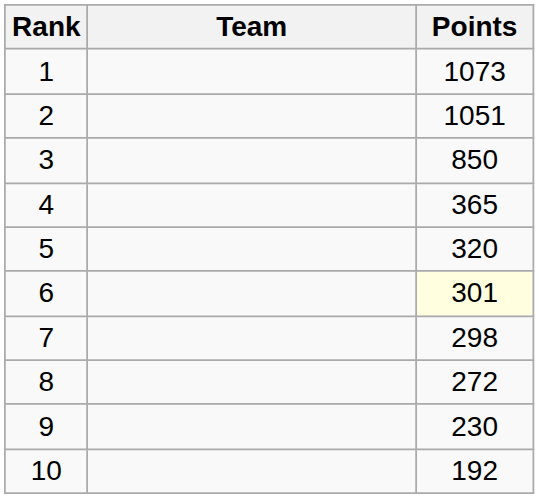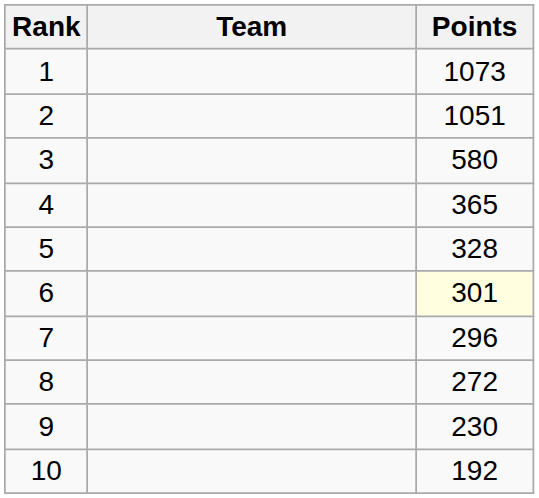(475, 159) 850 -> (475, 159) 580
(475, 248) 320 -> (475, 248) 328
(475, 337) 298 -> (475, 337) 296
